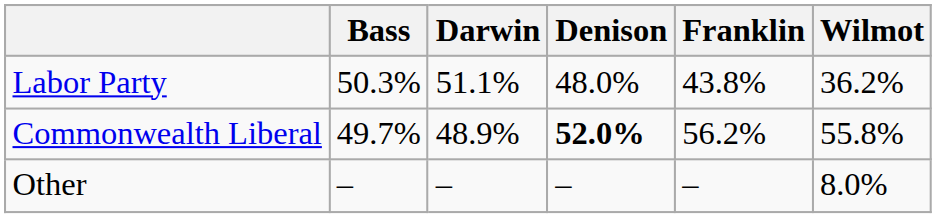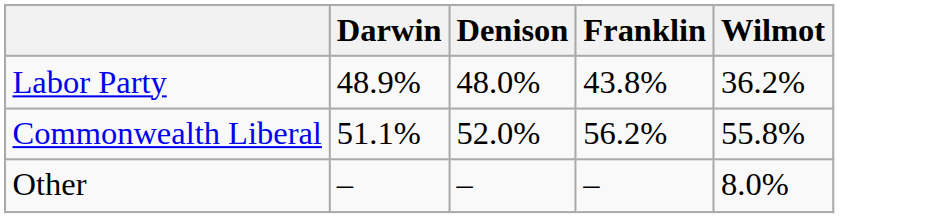- column: (379, 30)
(478, 81) 51.1% -> (379, 81) 48.9%
(478, 133) 48.9% -> (379, 133) 51.1%
(600, 133) bold -> (498, 133) normal
